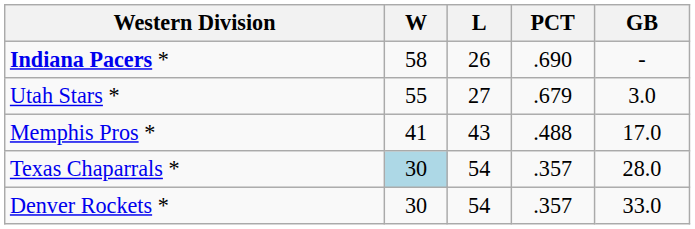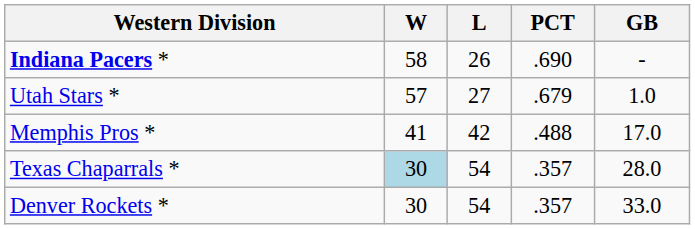(416, 96) 55 -> (416, 96) 57
(642, 96) 3.0 -> (642, 96) 1.0
(479, 132) 43 -> (479, 132) 42
